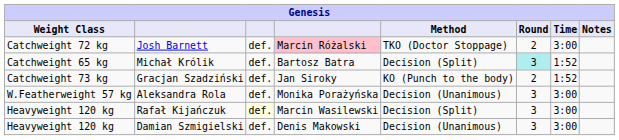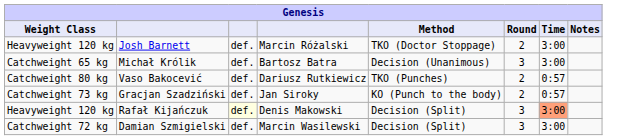(57, 46) Catchweight 72 kg -> (60, 46) Heavyweight 120 kg
(322, 46) pink background -> (304, 46) no background
(431, 62) Decision (Split) -> (431, 62) Decision (Unanimous)
(534, 62) paleturquoise background -> (522, 62) no background
(565, 62) 1:52 -> (553, 62) 3:00
+ row: (160, 78)
(565, 78) 1:52 -> (553, 95) 0:57
- row: (181, 95)
(328, 111) Marcin Wasilewski -> (301, 111) Denis Makowski
(565, 111) no background -> (553, 111) lightsalmon background
(60, 127) Heavyweight 120 kg -> (57, 127) Catchweight 72 kg
(319, 127) Denis Makowski -> (310, 127) Marcin Wasilewski
(443, 127) Decision (Unanimous) -> (419, 127) Decision (Split)
